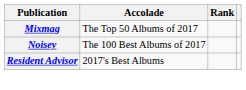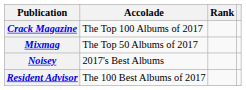+ row: (42, 28)
(144, 45) The 100 Best Albums of 2017 -> (123, 61) 2017's Best Albums
(123, 61) 2017's Best Albums -> (144, 77) The 100 Best Albums of 2017
